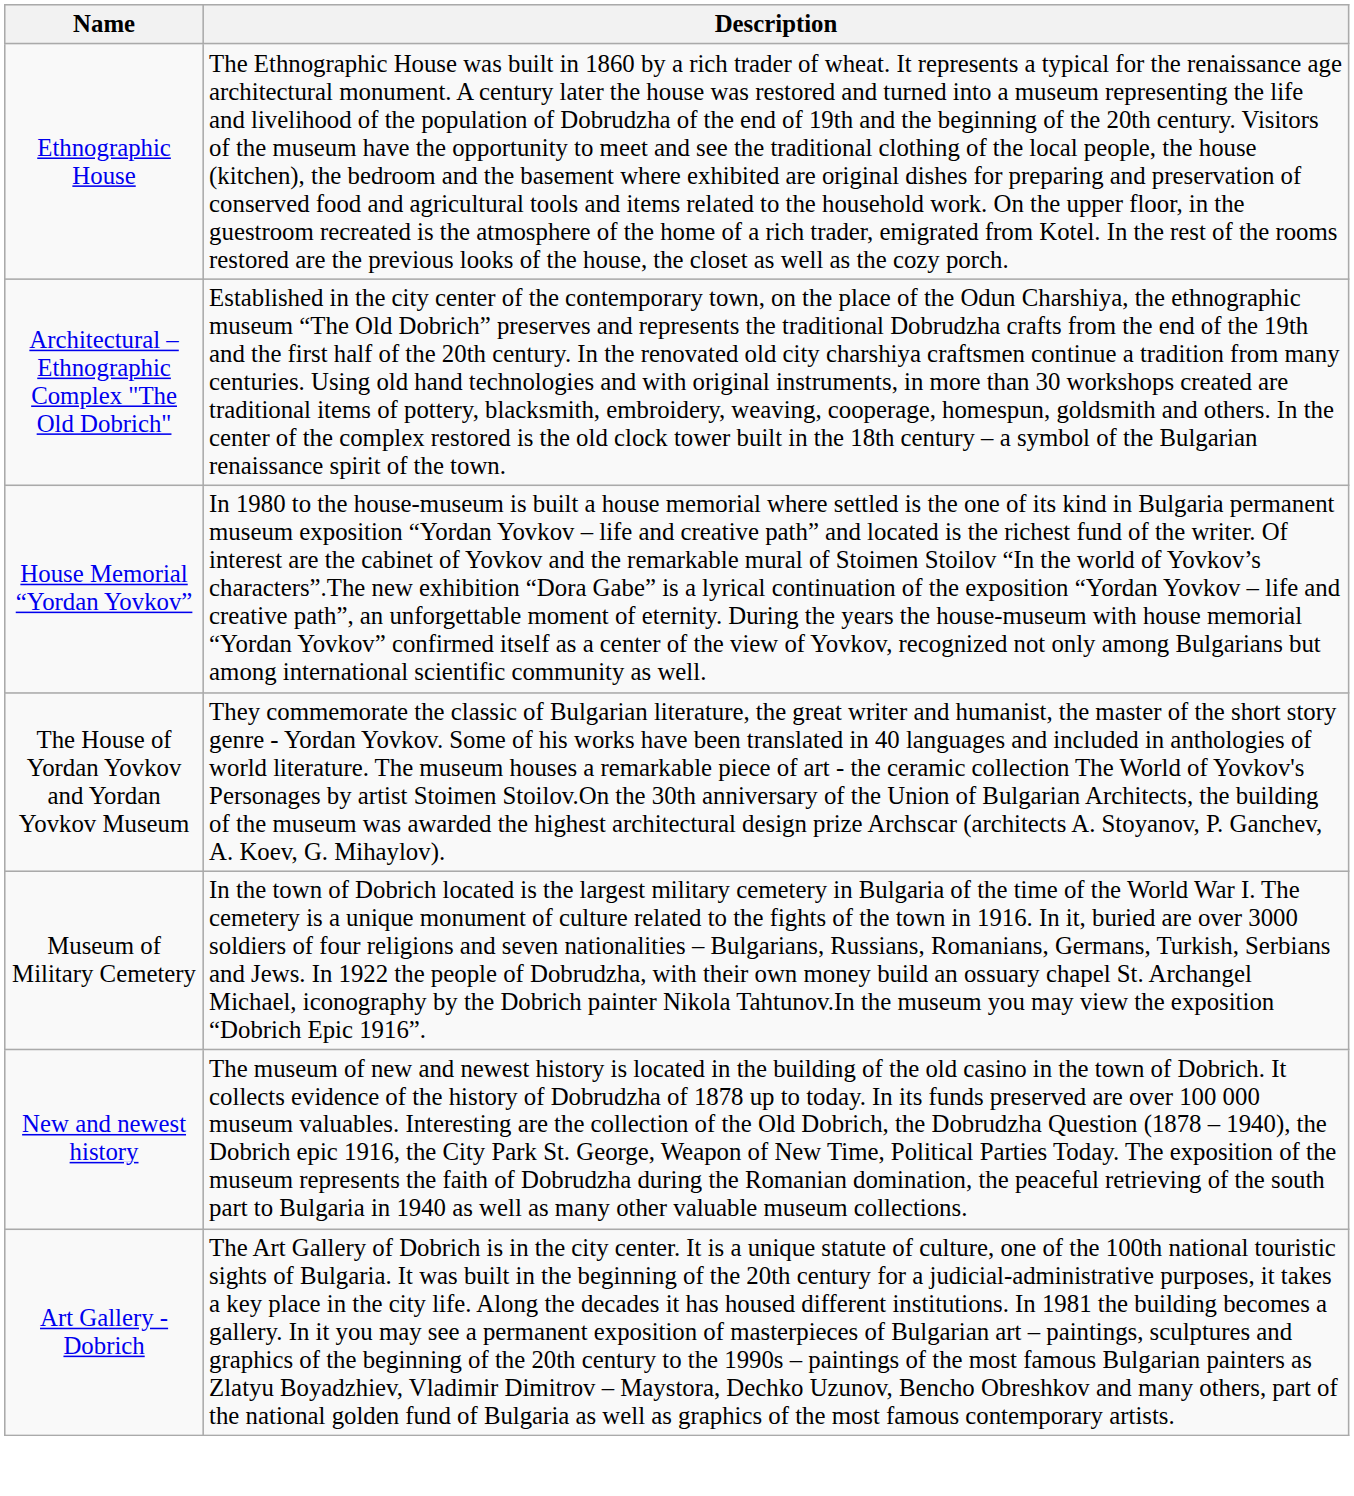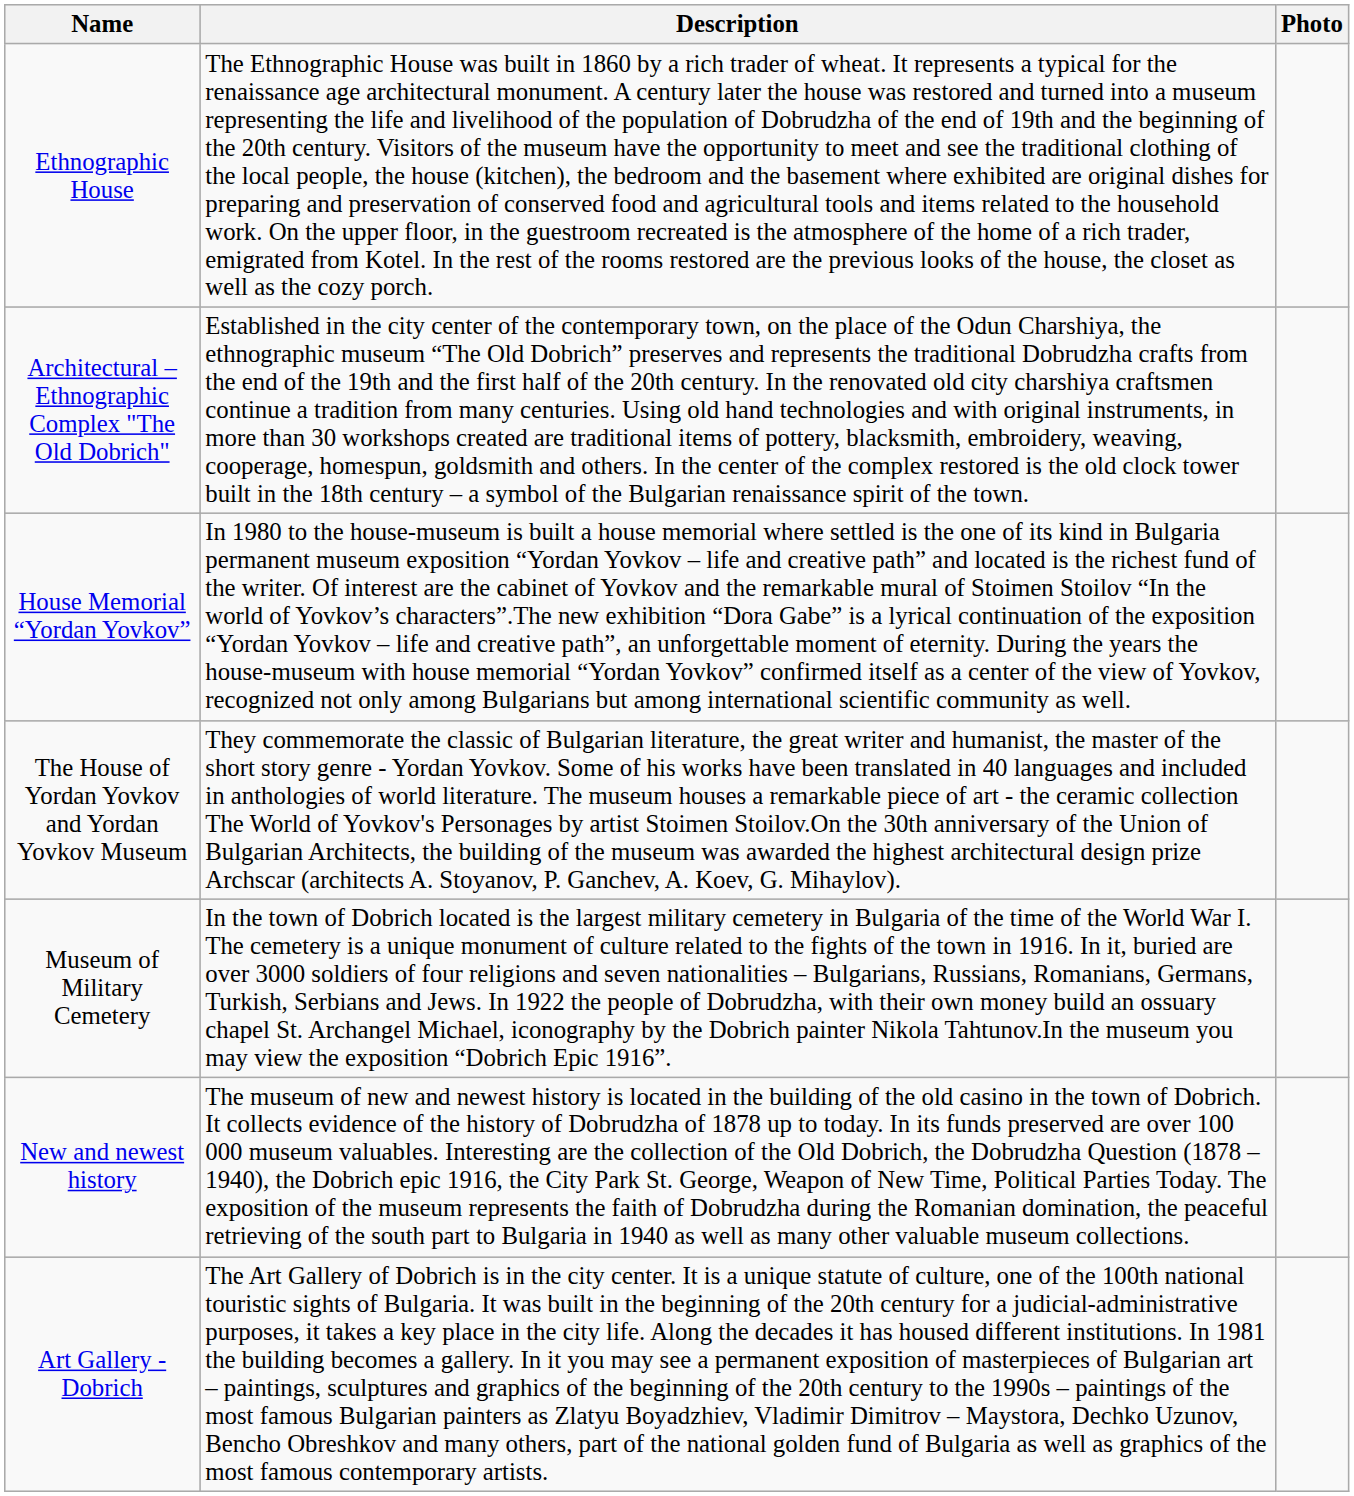+ column: (1312, 24)
